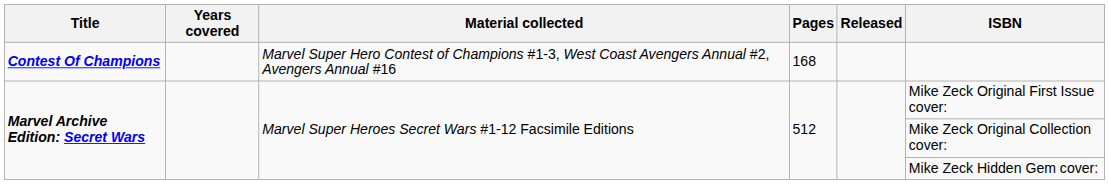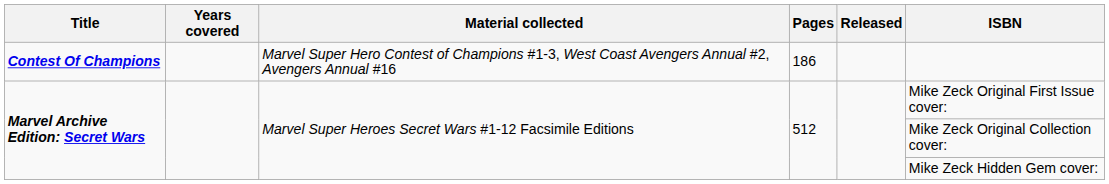(804, 61) 168 -> (804, 61) 186
